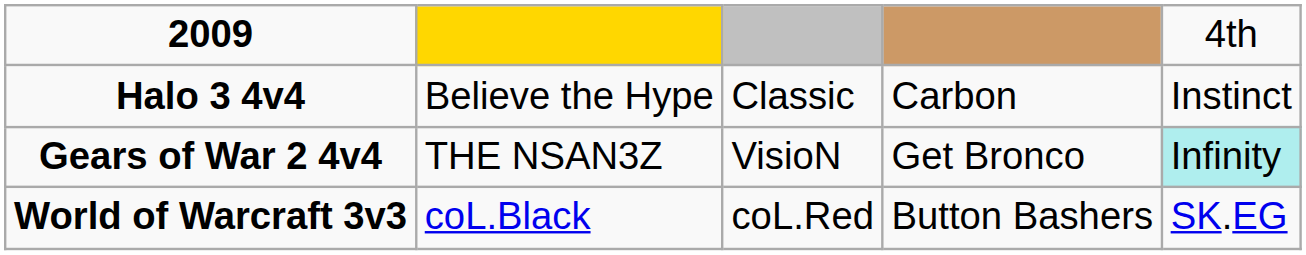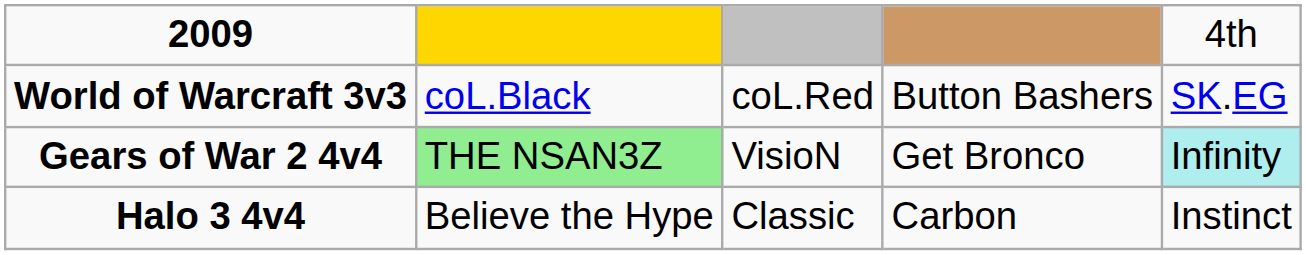rows swapped: (211, 95) <-> (211, 216)
(544, 156) no background -> (544, 156) lightgreen background
